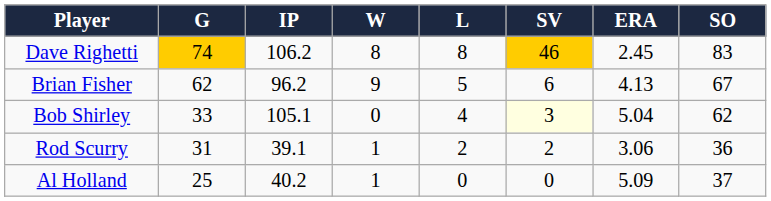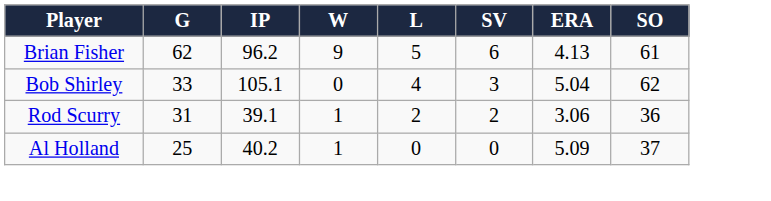- row: (82, 52)
(723, 84) 67 -> (650, 52) 61
(549, 116) lightyellow background -> (494, 84) no background
